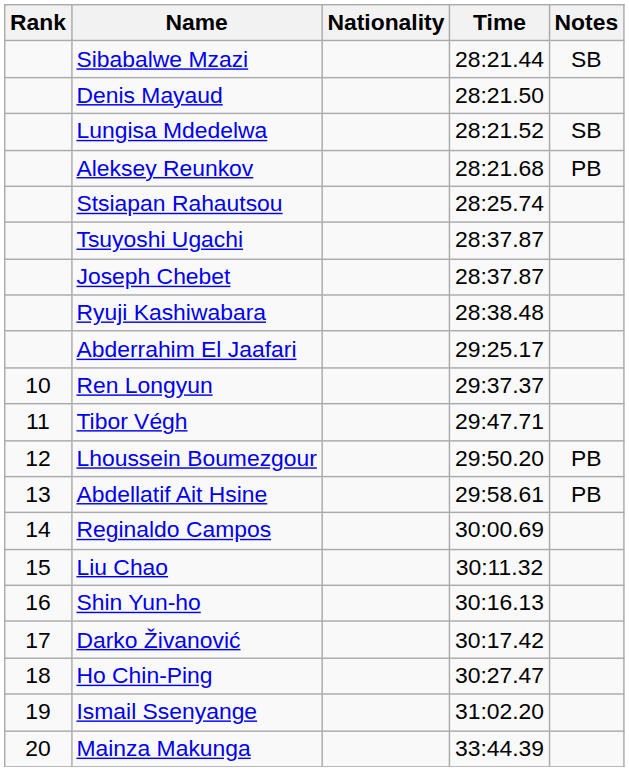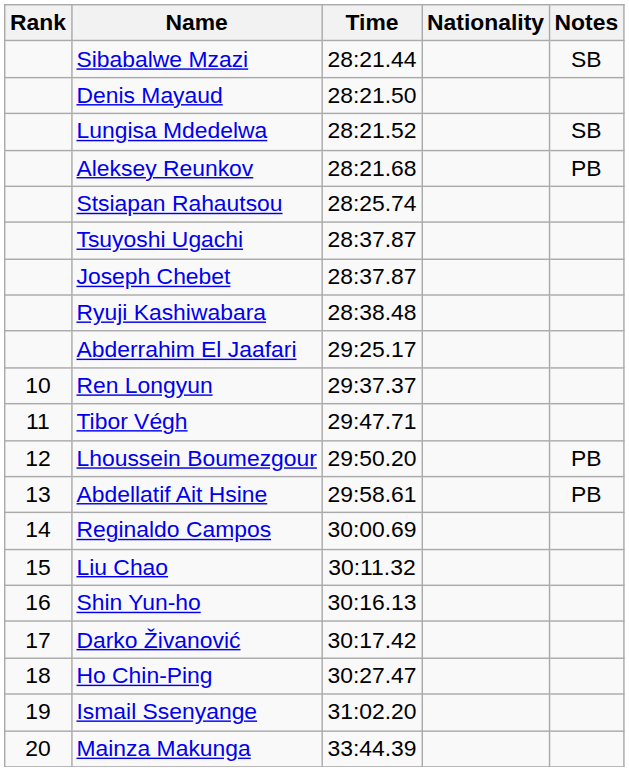columns swapped: (386, 22) <-> (499, 22)
